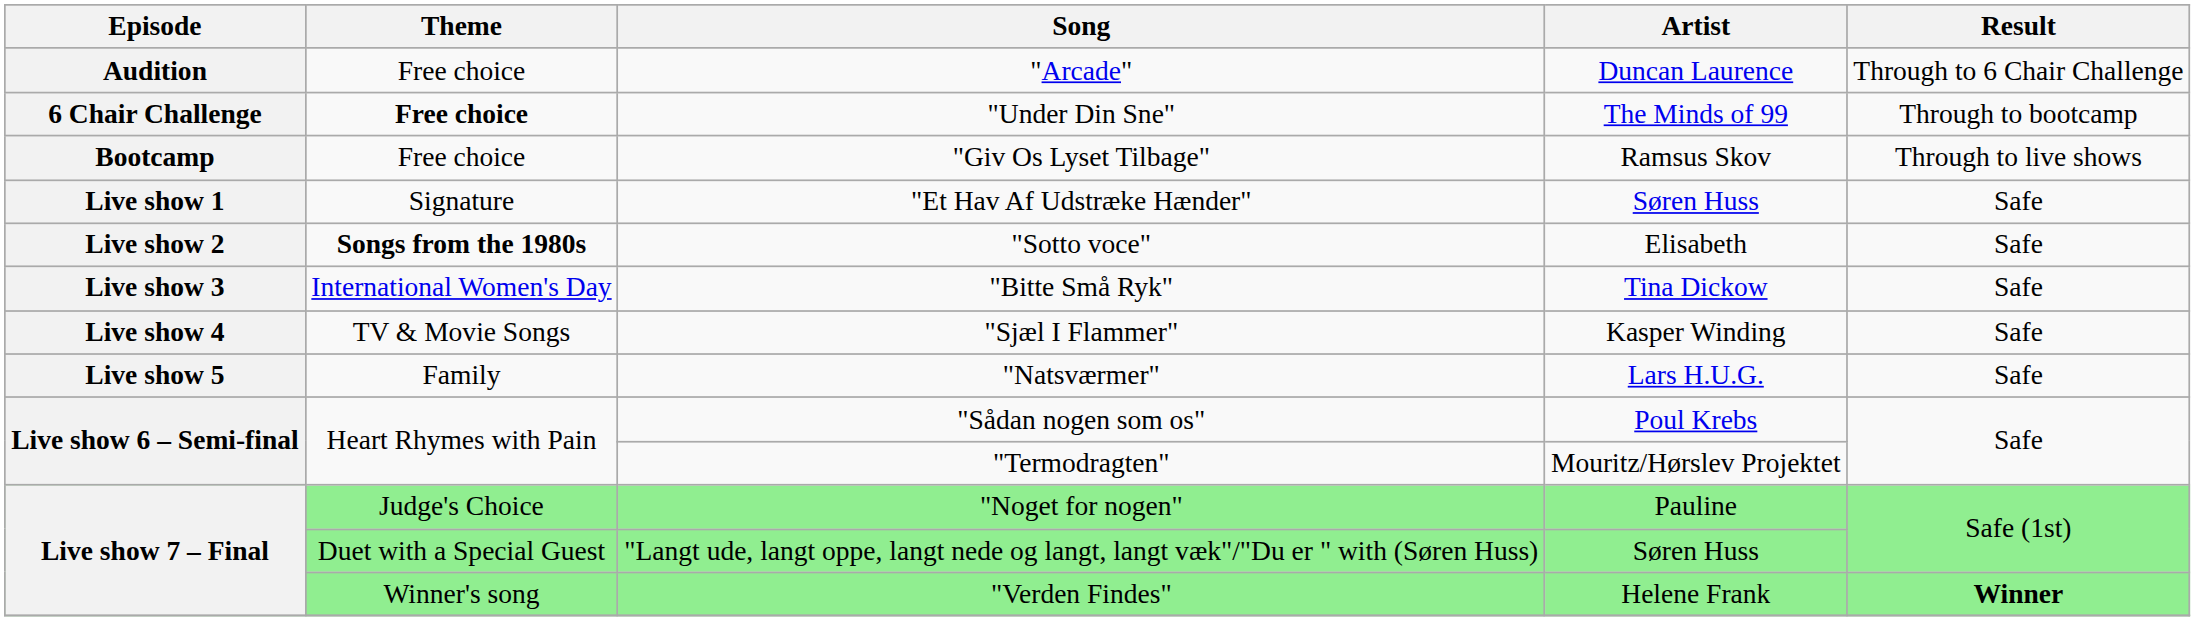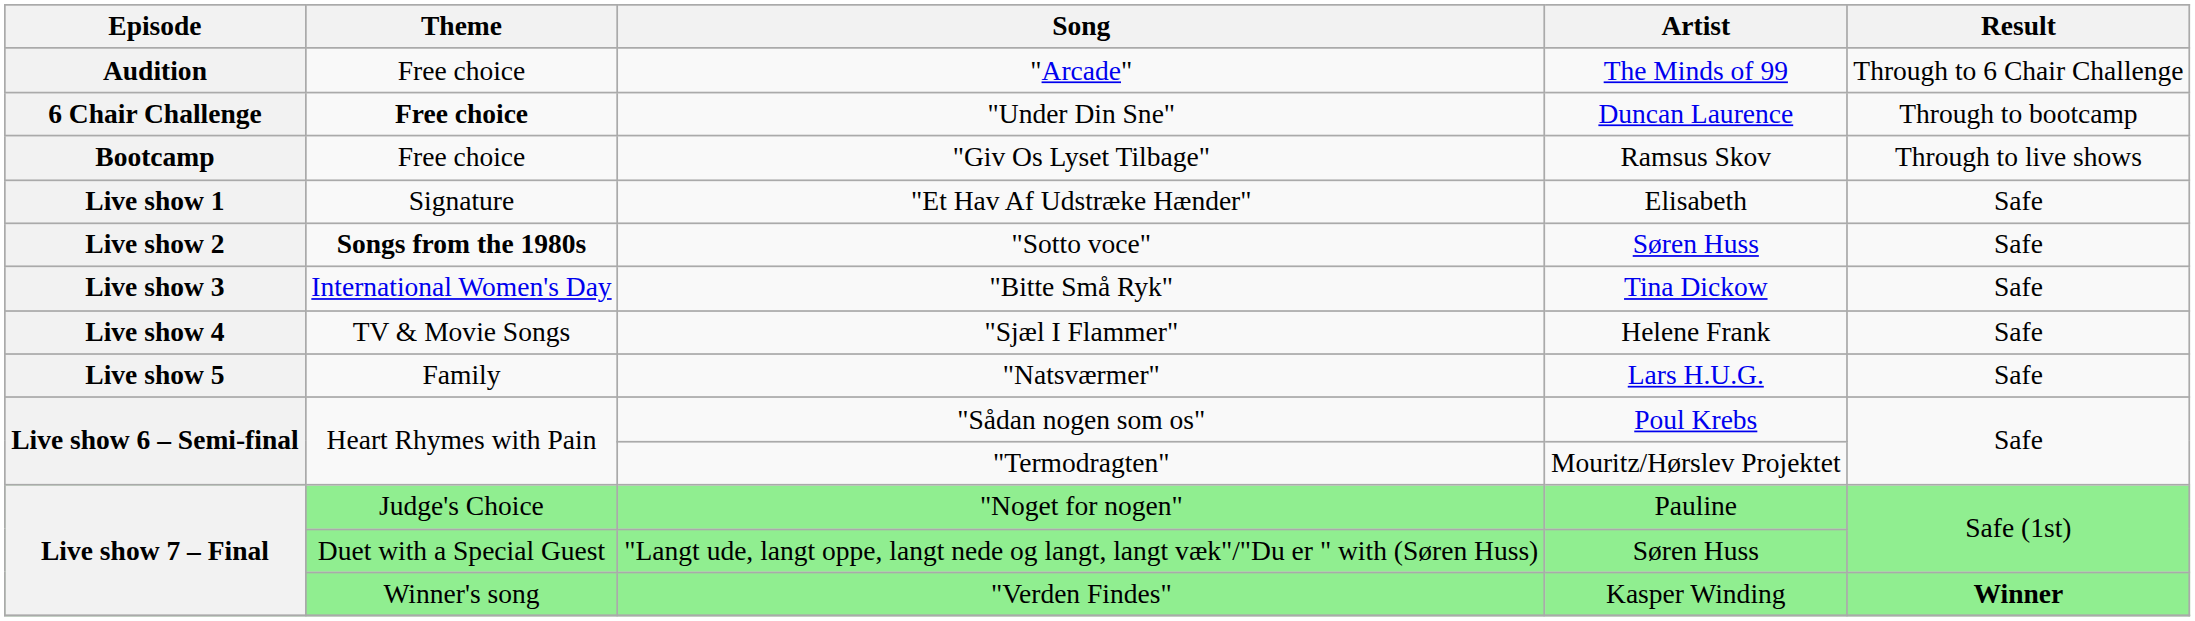(1696, 69) Duncan Laurence -> (1696, 69) The Minds of 99
(1696, 113) The Minds of 99 -> (1696, 113) Duncan Laurence
(1696, 200) Søren Huss -> (1696, 200) Elisabeth
(1696, 244) Elisabeth -> (1696, 244) Søren Huss
(1696, 331) Kasper Winding -> (1696, 331) Helene Frank
(1696, 593) Helene Frank -> (1696, 593) Kasper Winding
